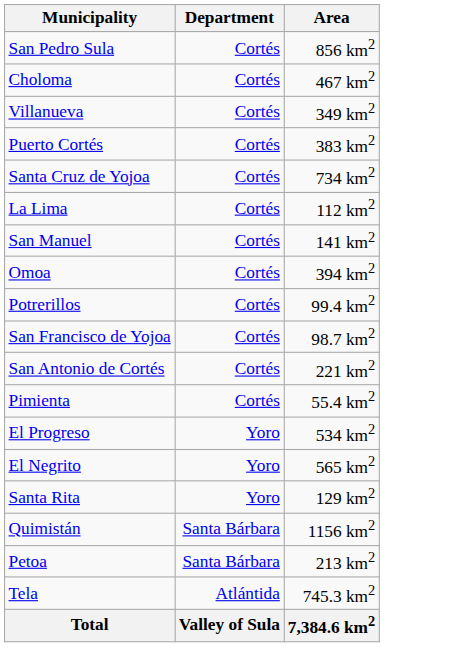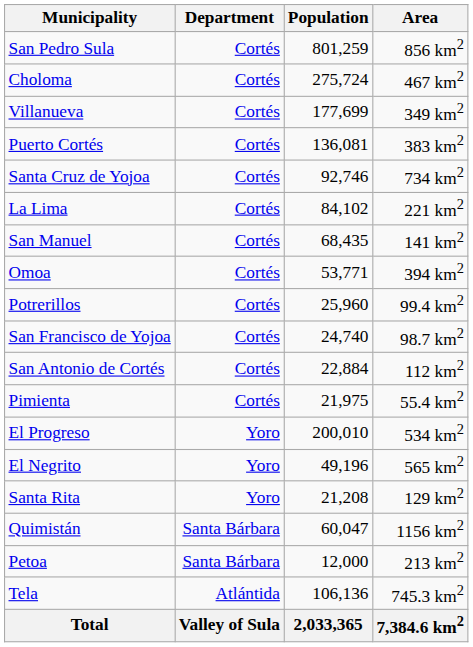+ column: (328, 18)
(346, 208) 112 km2 -> (434, 208) 221 km2
(345, 368) 221 km2 -> (434, 368) 112 km2
